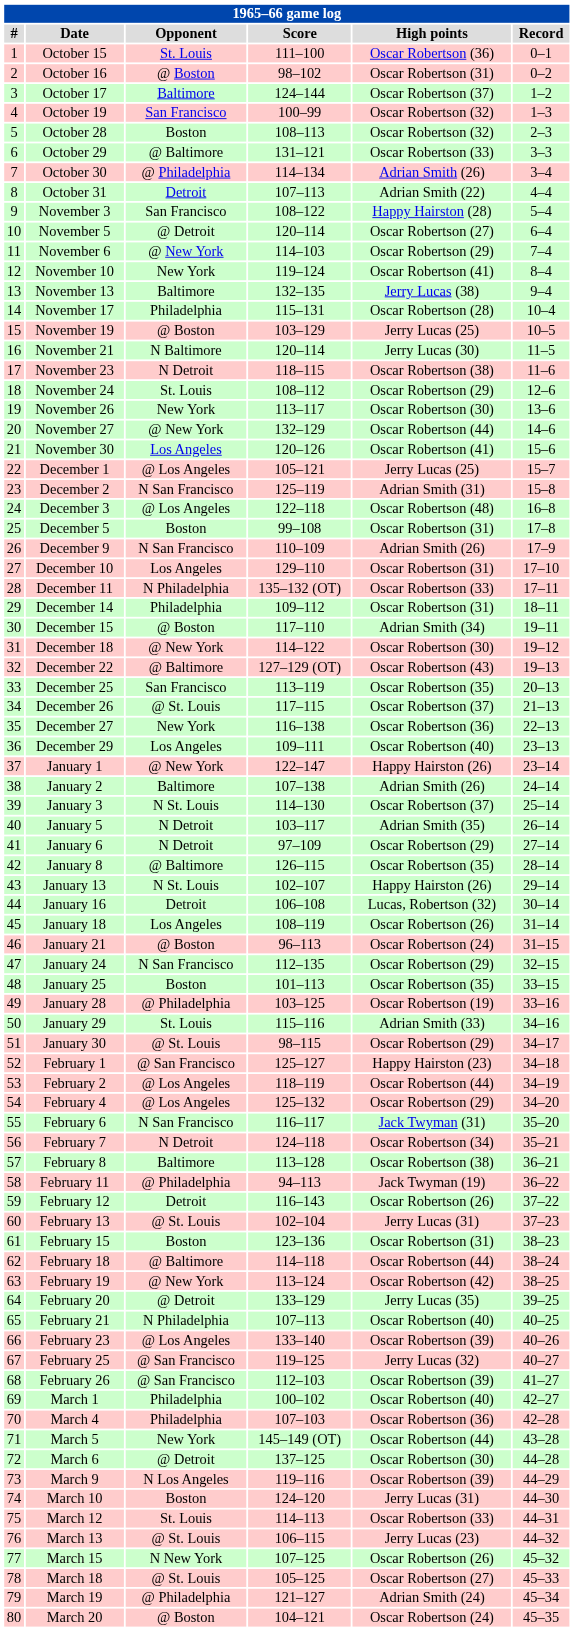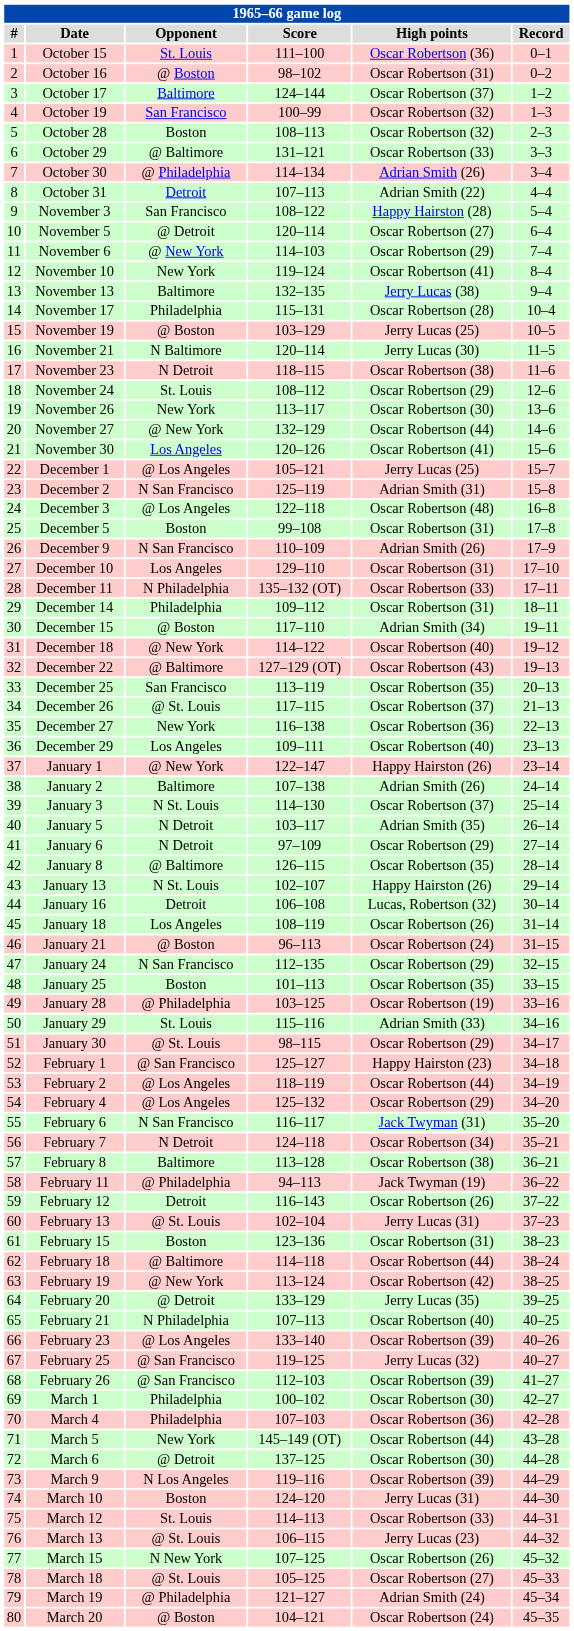(432, 647) Oscar Robertson (30) -> (432, 647) Oscar Robertson (40)
(432, 1399) Oscar Robertson (40) -> (432, 1399) Oscar Robertson (30)
